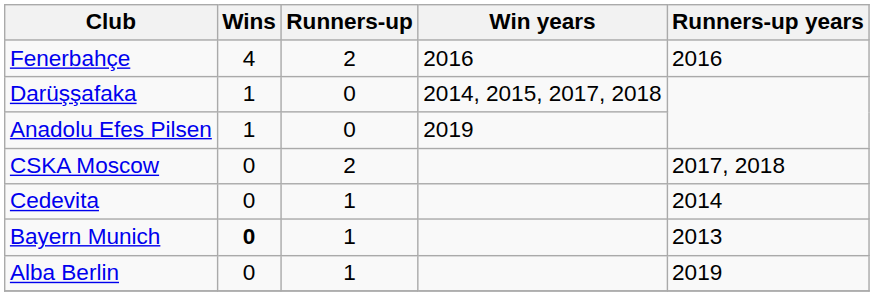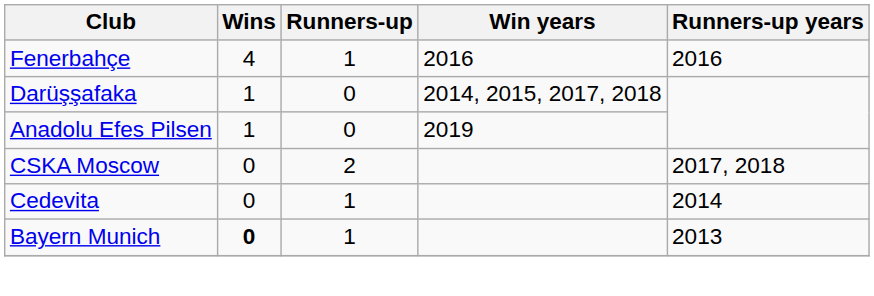(350, 58) 2 -> (350, 58) 1
- row: (64, 272)
